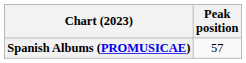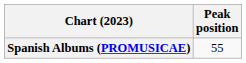(217, 48) 57 -> (217, 48) 55
